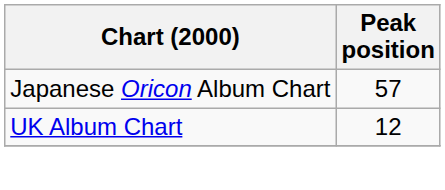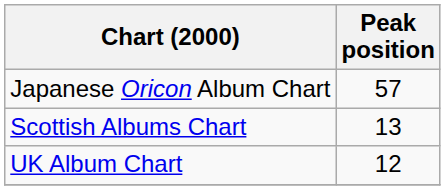+ row: (128, 126)
